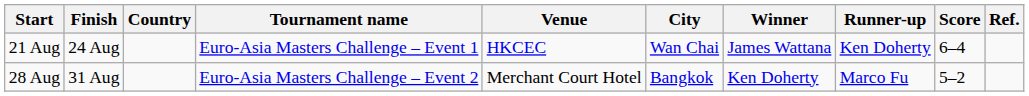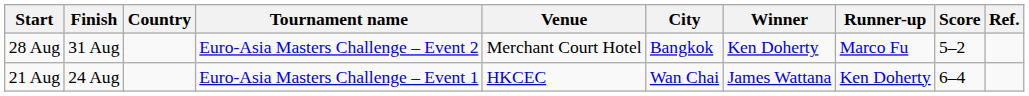rows swapped: (34, 47) <-> (34, 76)
